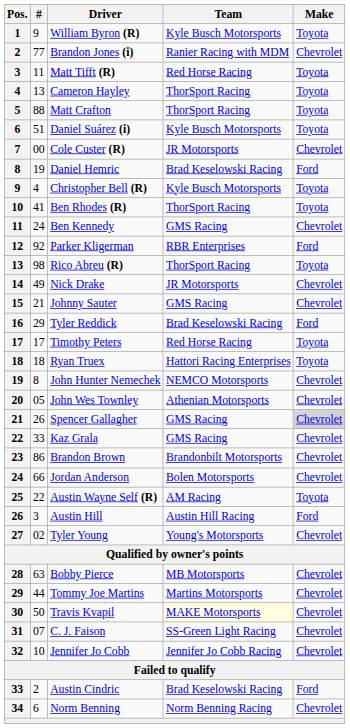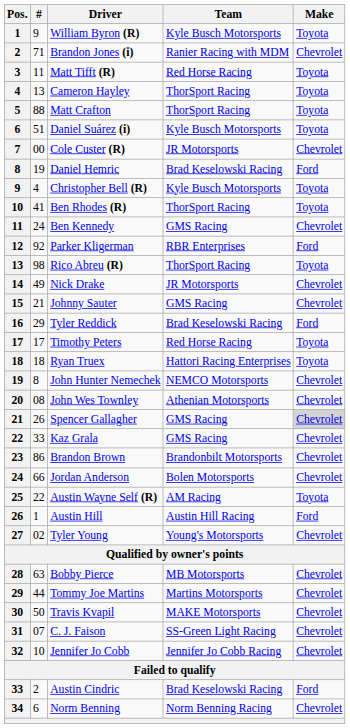(39, 52) 77 -> (39, 52) 71
(39, 400) 05 -> (39, 400) 08
(36, 516) 3 -> (36, 516) 1
(213, 612) lightyellow background -> (213, 612) no background
